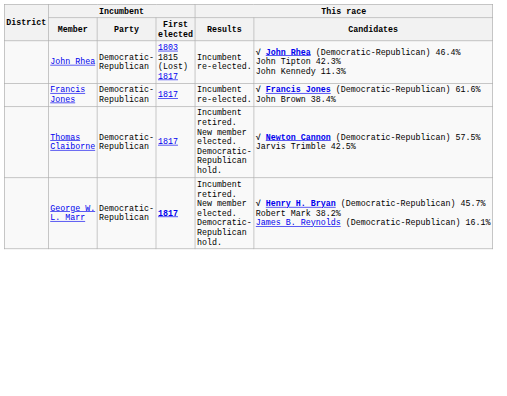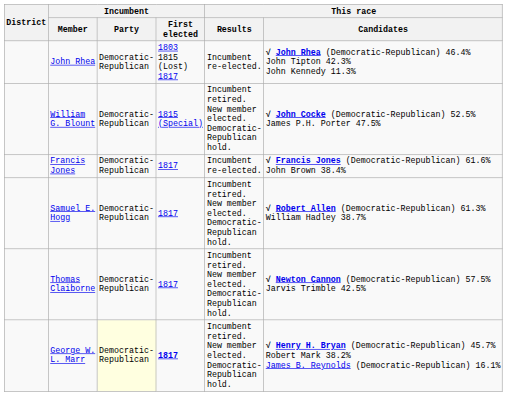+ row: (73, 119)
+ row: (73, 213)
(127, 213) no background -> (127, 356) lightyellow background
